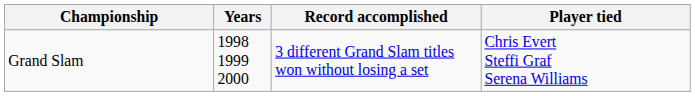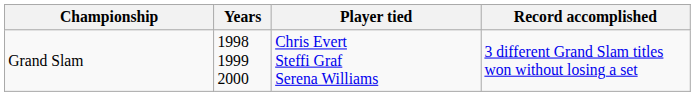columns swapped: (376, 16) <-> (585, 16)
